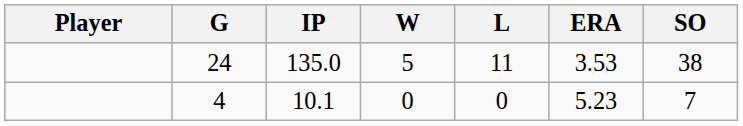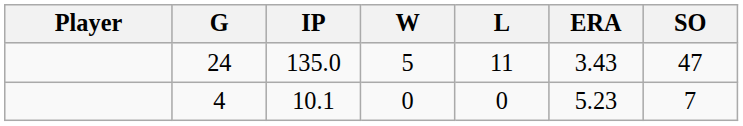(596, 62) 3.53 -> (596, 62) 3.43
(690, 62) 38 -> (690, 62) 47
